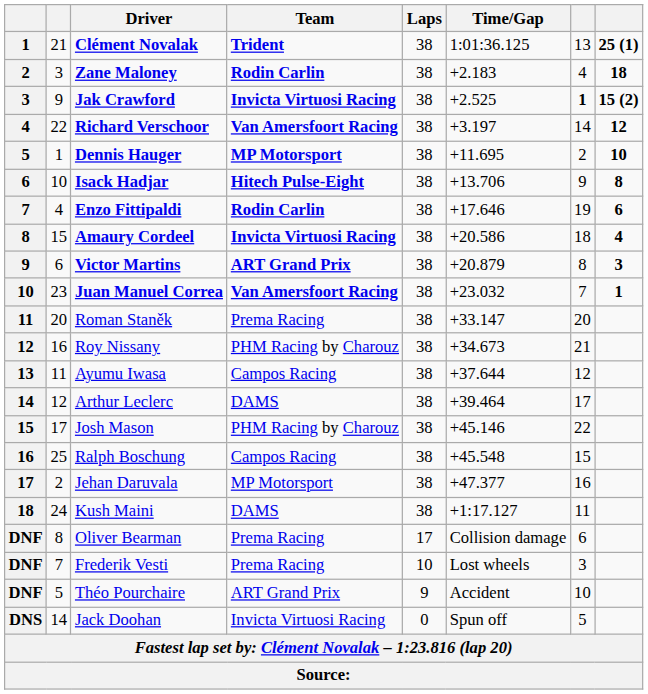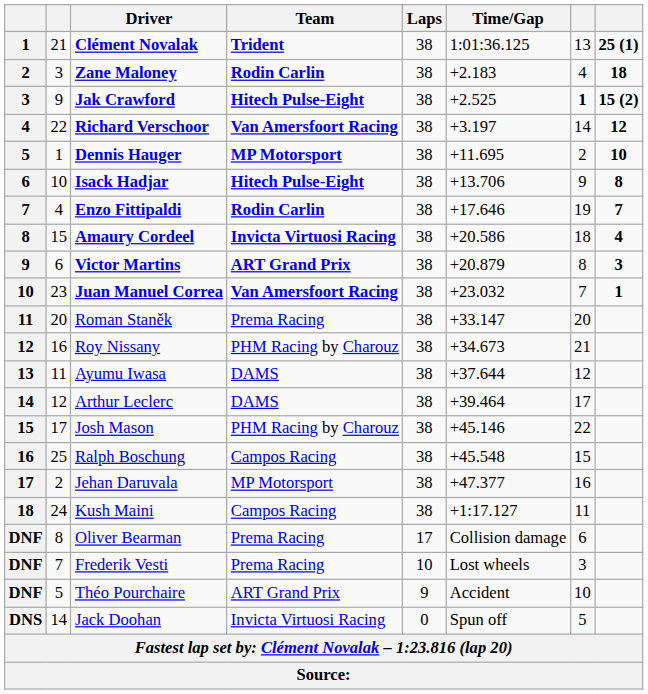(313, 99) Invicta Virtuosi Racing -> (297, 99) Hitech Pulse-Eight
(619, 209) 6 -> (619, 209) 7
(284, 373) Campos Racing -> (255, 373) DAMS
(255, 510) DAMS -> (284, 510) Campos Racing
